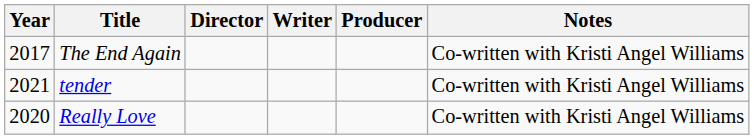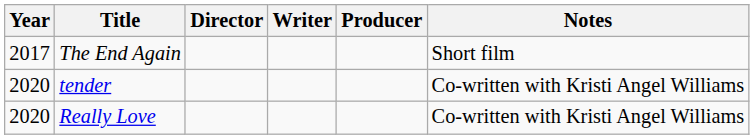(588, 52) Co-written with Kristi Angel Williams -> (473, 52) Short film
(30, 85) 2021 -> (30, 85) 2020
